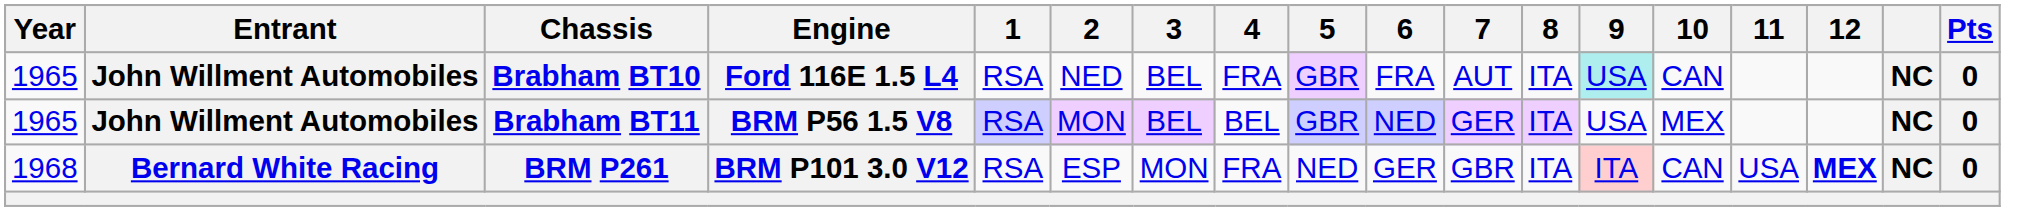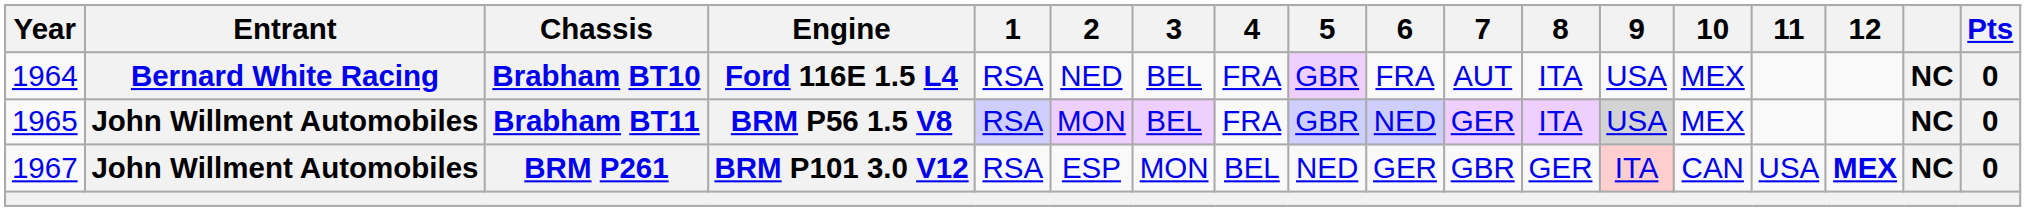(45, 75) 1965 -> (45, 75) 1964
(285, 75) John Willment Automobiles -> (285, 75) Bernard White Racing
(1616, 75) paleturquoise background -> (1637, 75) no background
(1693, 75) CAN -> (1713, 75) MEX
(1252, 122) BEL -> (1252, 122) FRA
(1616, 122) no background -> (1637, 122) lightgrey background
(45, 169) 1968 -> (45, 169) 1967
(285, 169) Bernard White Racing -> (285, 169) John Willment Automobiles
(1252, 169) FRA -> (1252, 169) BEL
(1550, 169) ITA -> (1560, 169) GER
